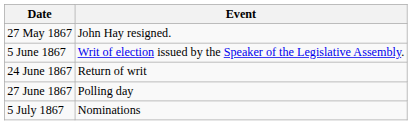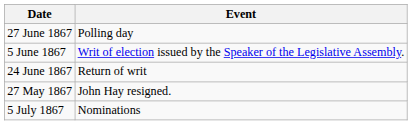rows swapped: (40, 33) <-> (40, 91)
